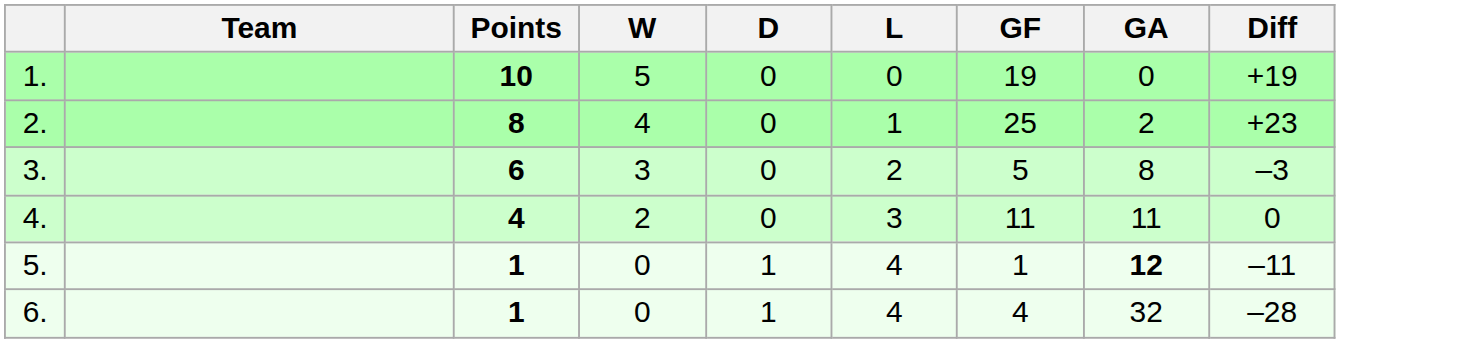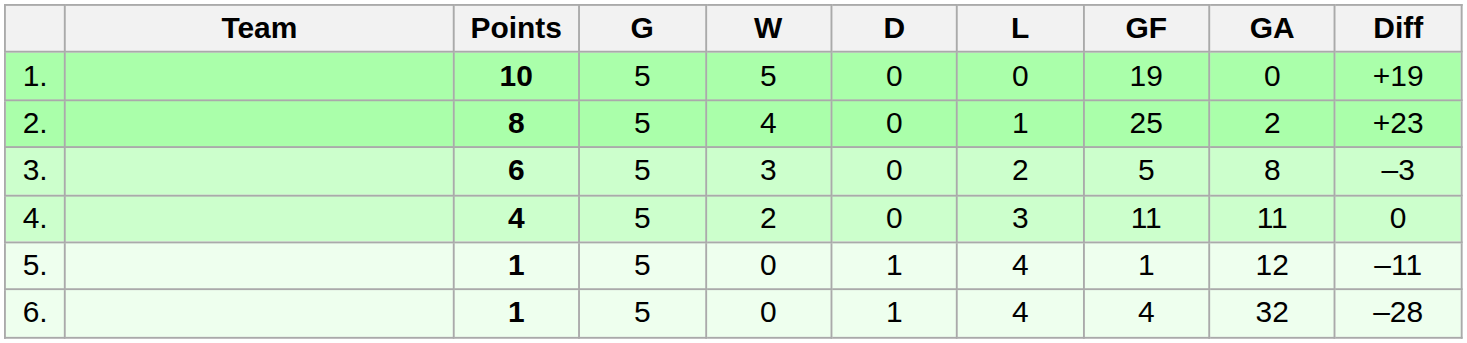+ column: (642, 28)
(1146, 265) bold -> (1272, 265) normal
